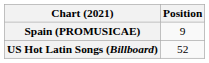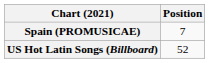(183, 31) 9 -> (183, 31) 7
